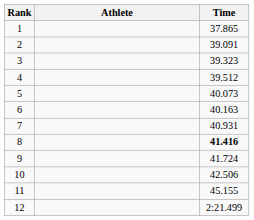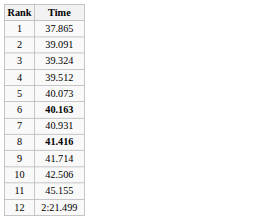- column: (117, 12)
(224, 61) 39.323 -> (59, 61) 39.324
(224, 110) normal -> (59, 110) bold
(224, 158) 41.724 -> (59, 158) 41.714
